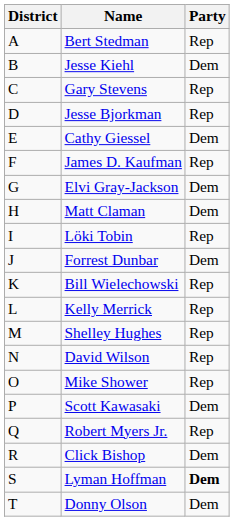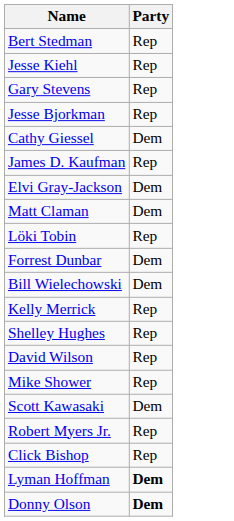- column: (33, 16)
(204, 65) Dem -> (145, 65) Rep
(201, 284) Rep -> (147, 284) Dem
(204, 455) Dem -> (145, 455) Rep
(204, 503) normal -> (148, 503) bold
